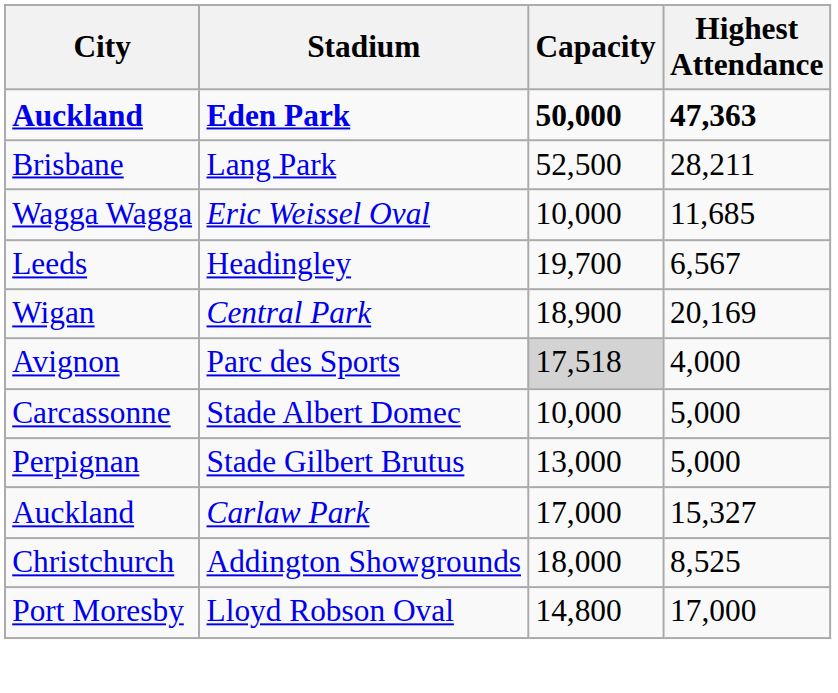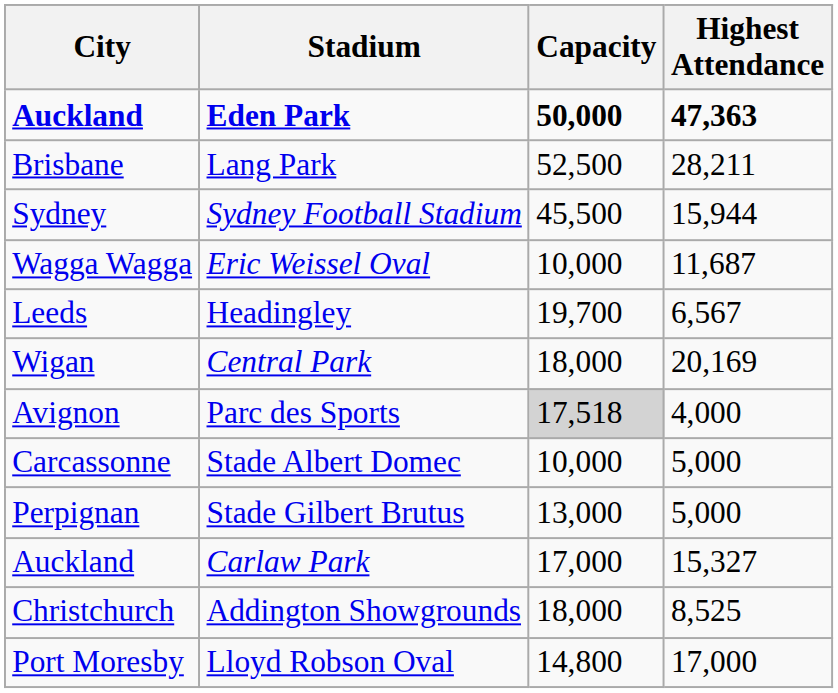+ row: (364, 213)
(713, 213) 11,685 -> (713, 263) 11,687
(579, 313) 18,900 -> (579, 363) 18,000
